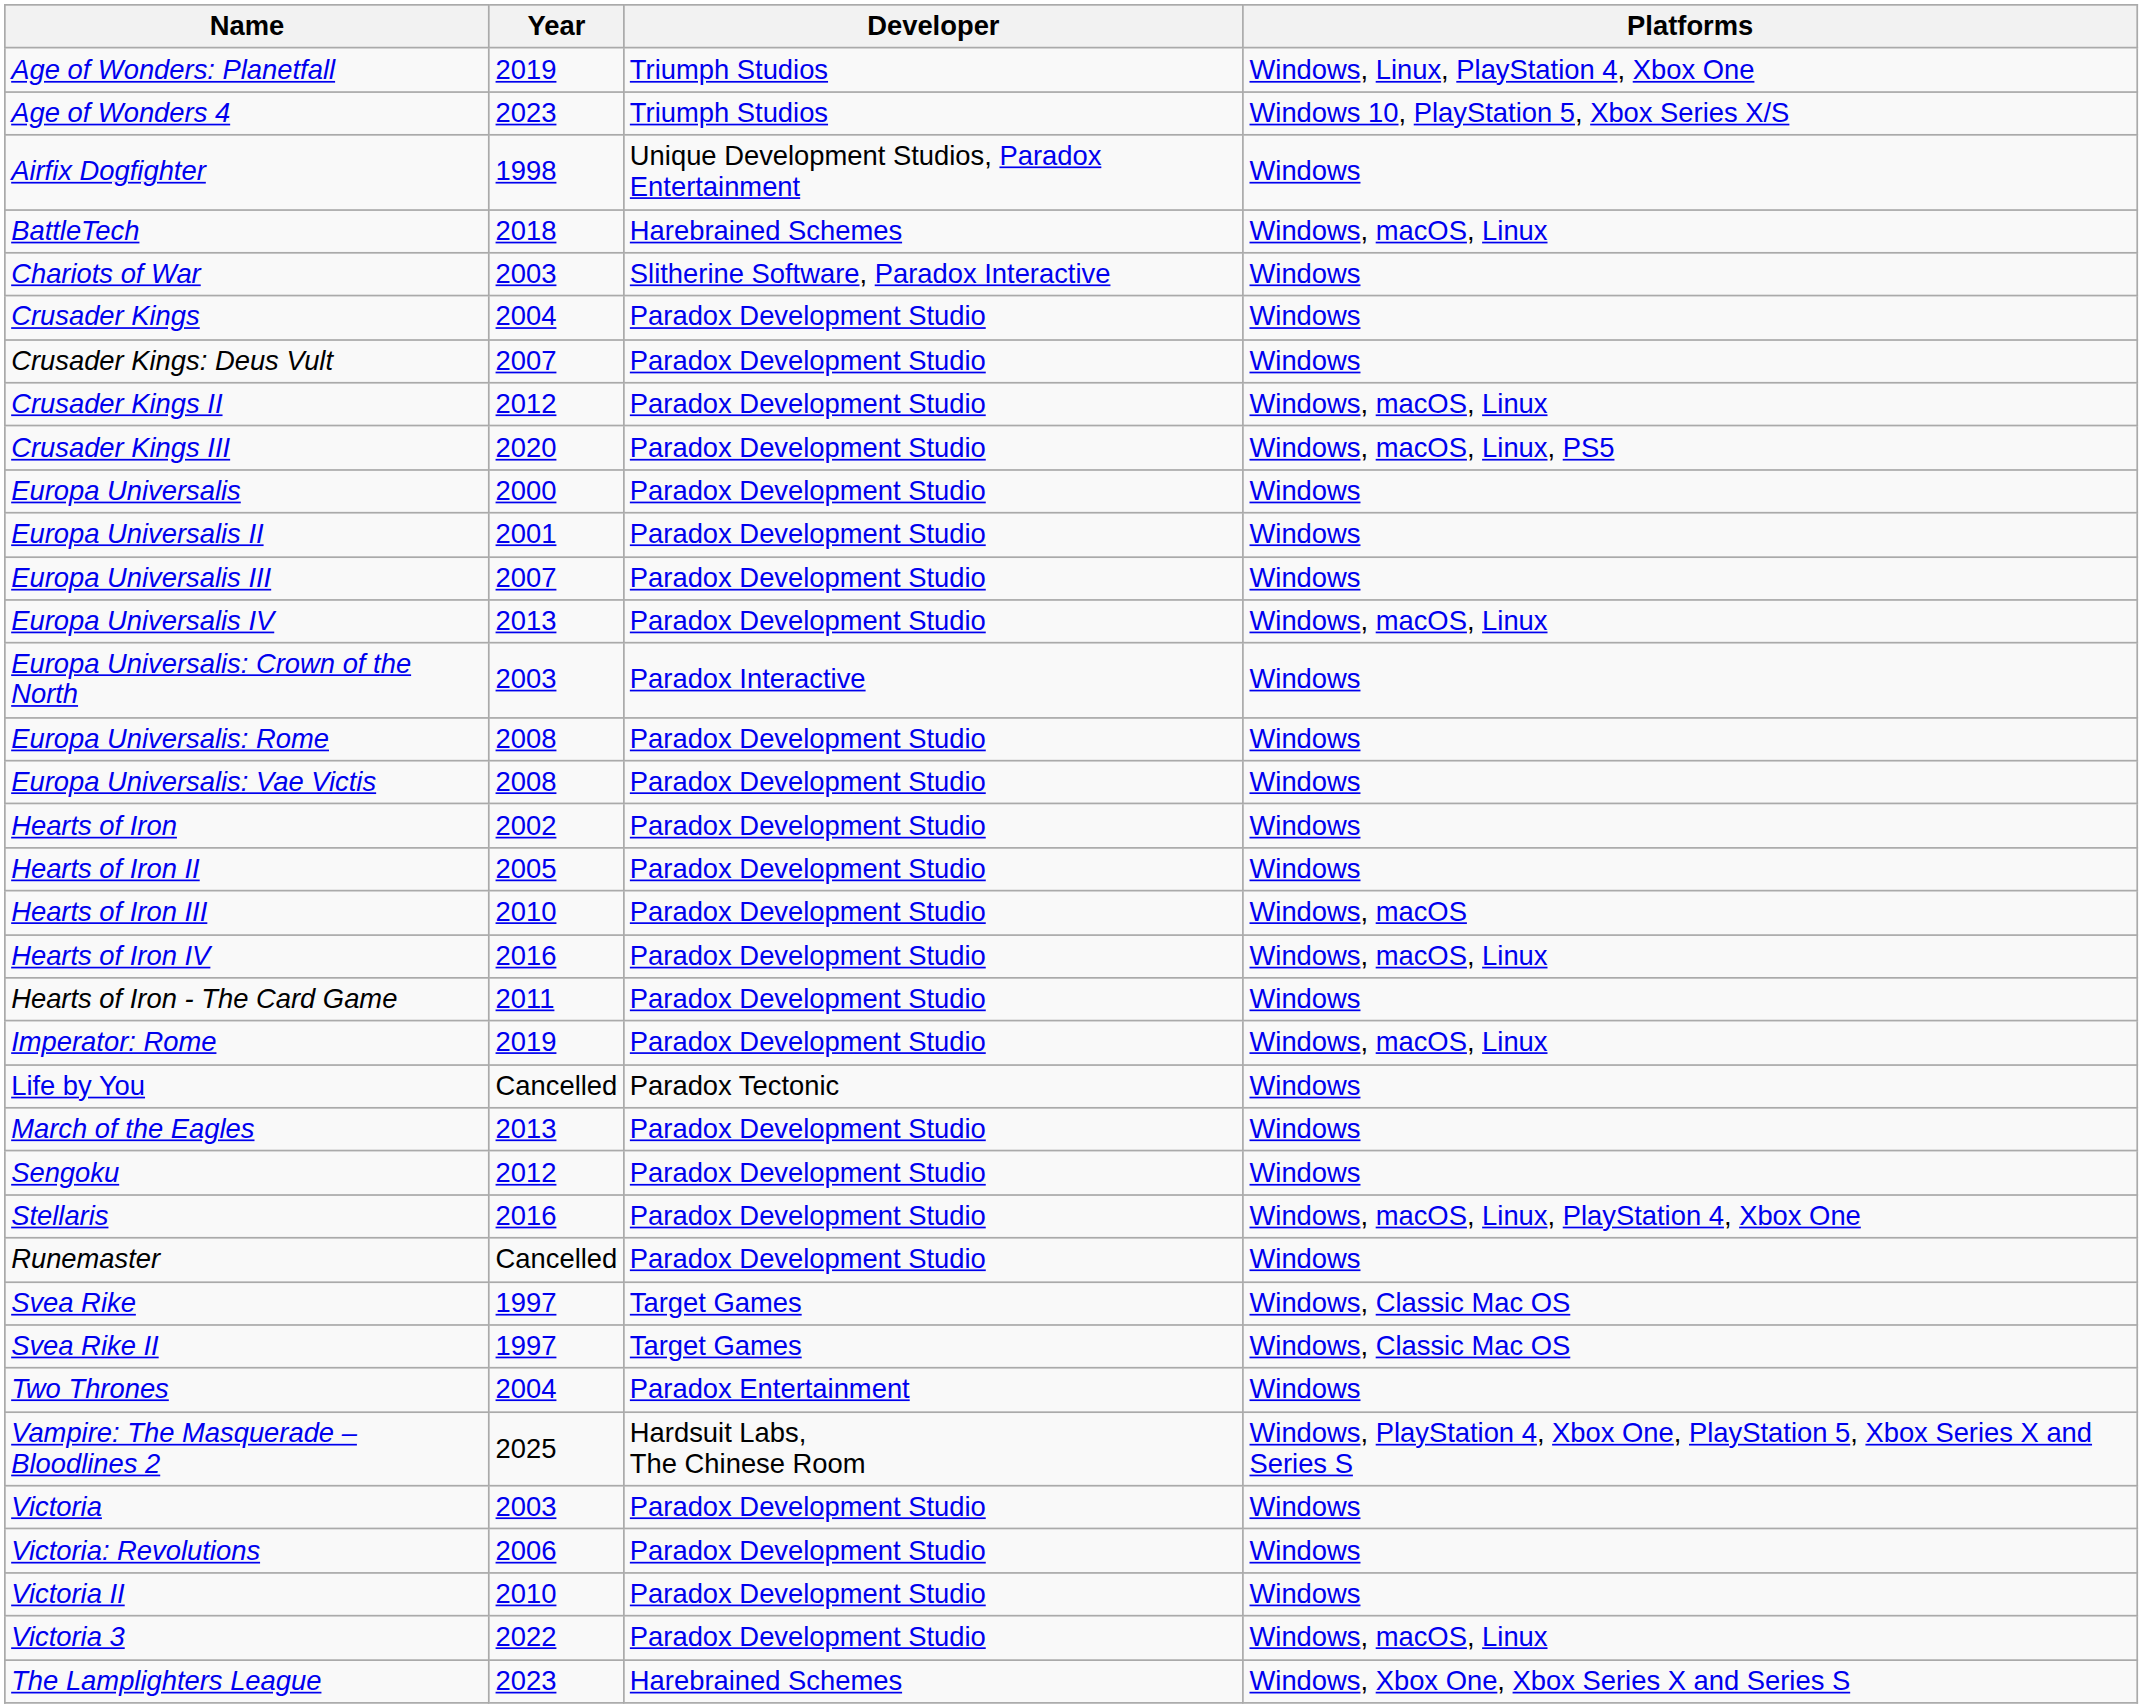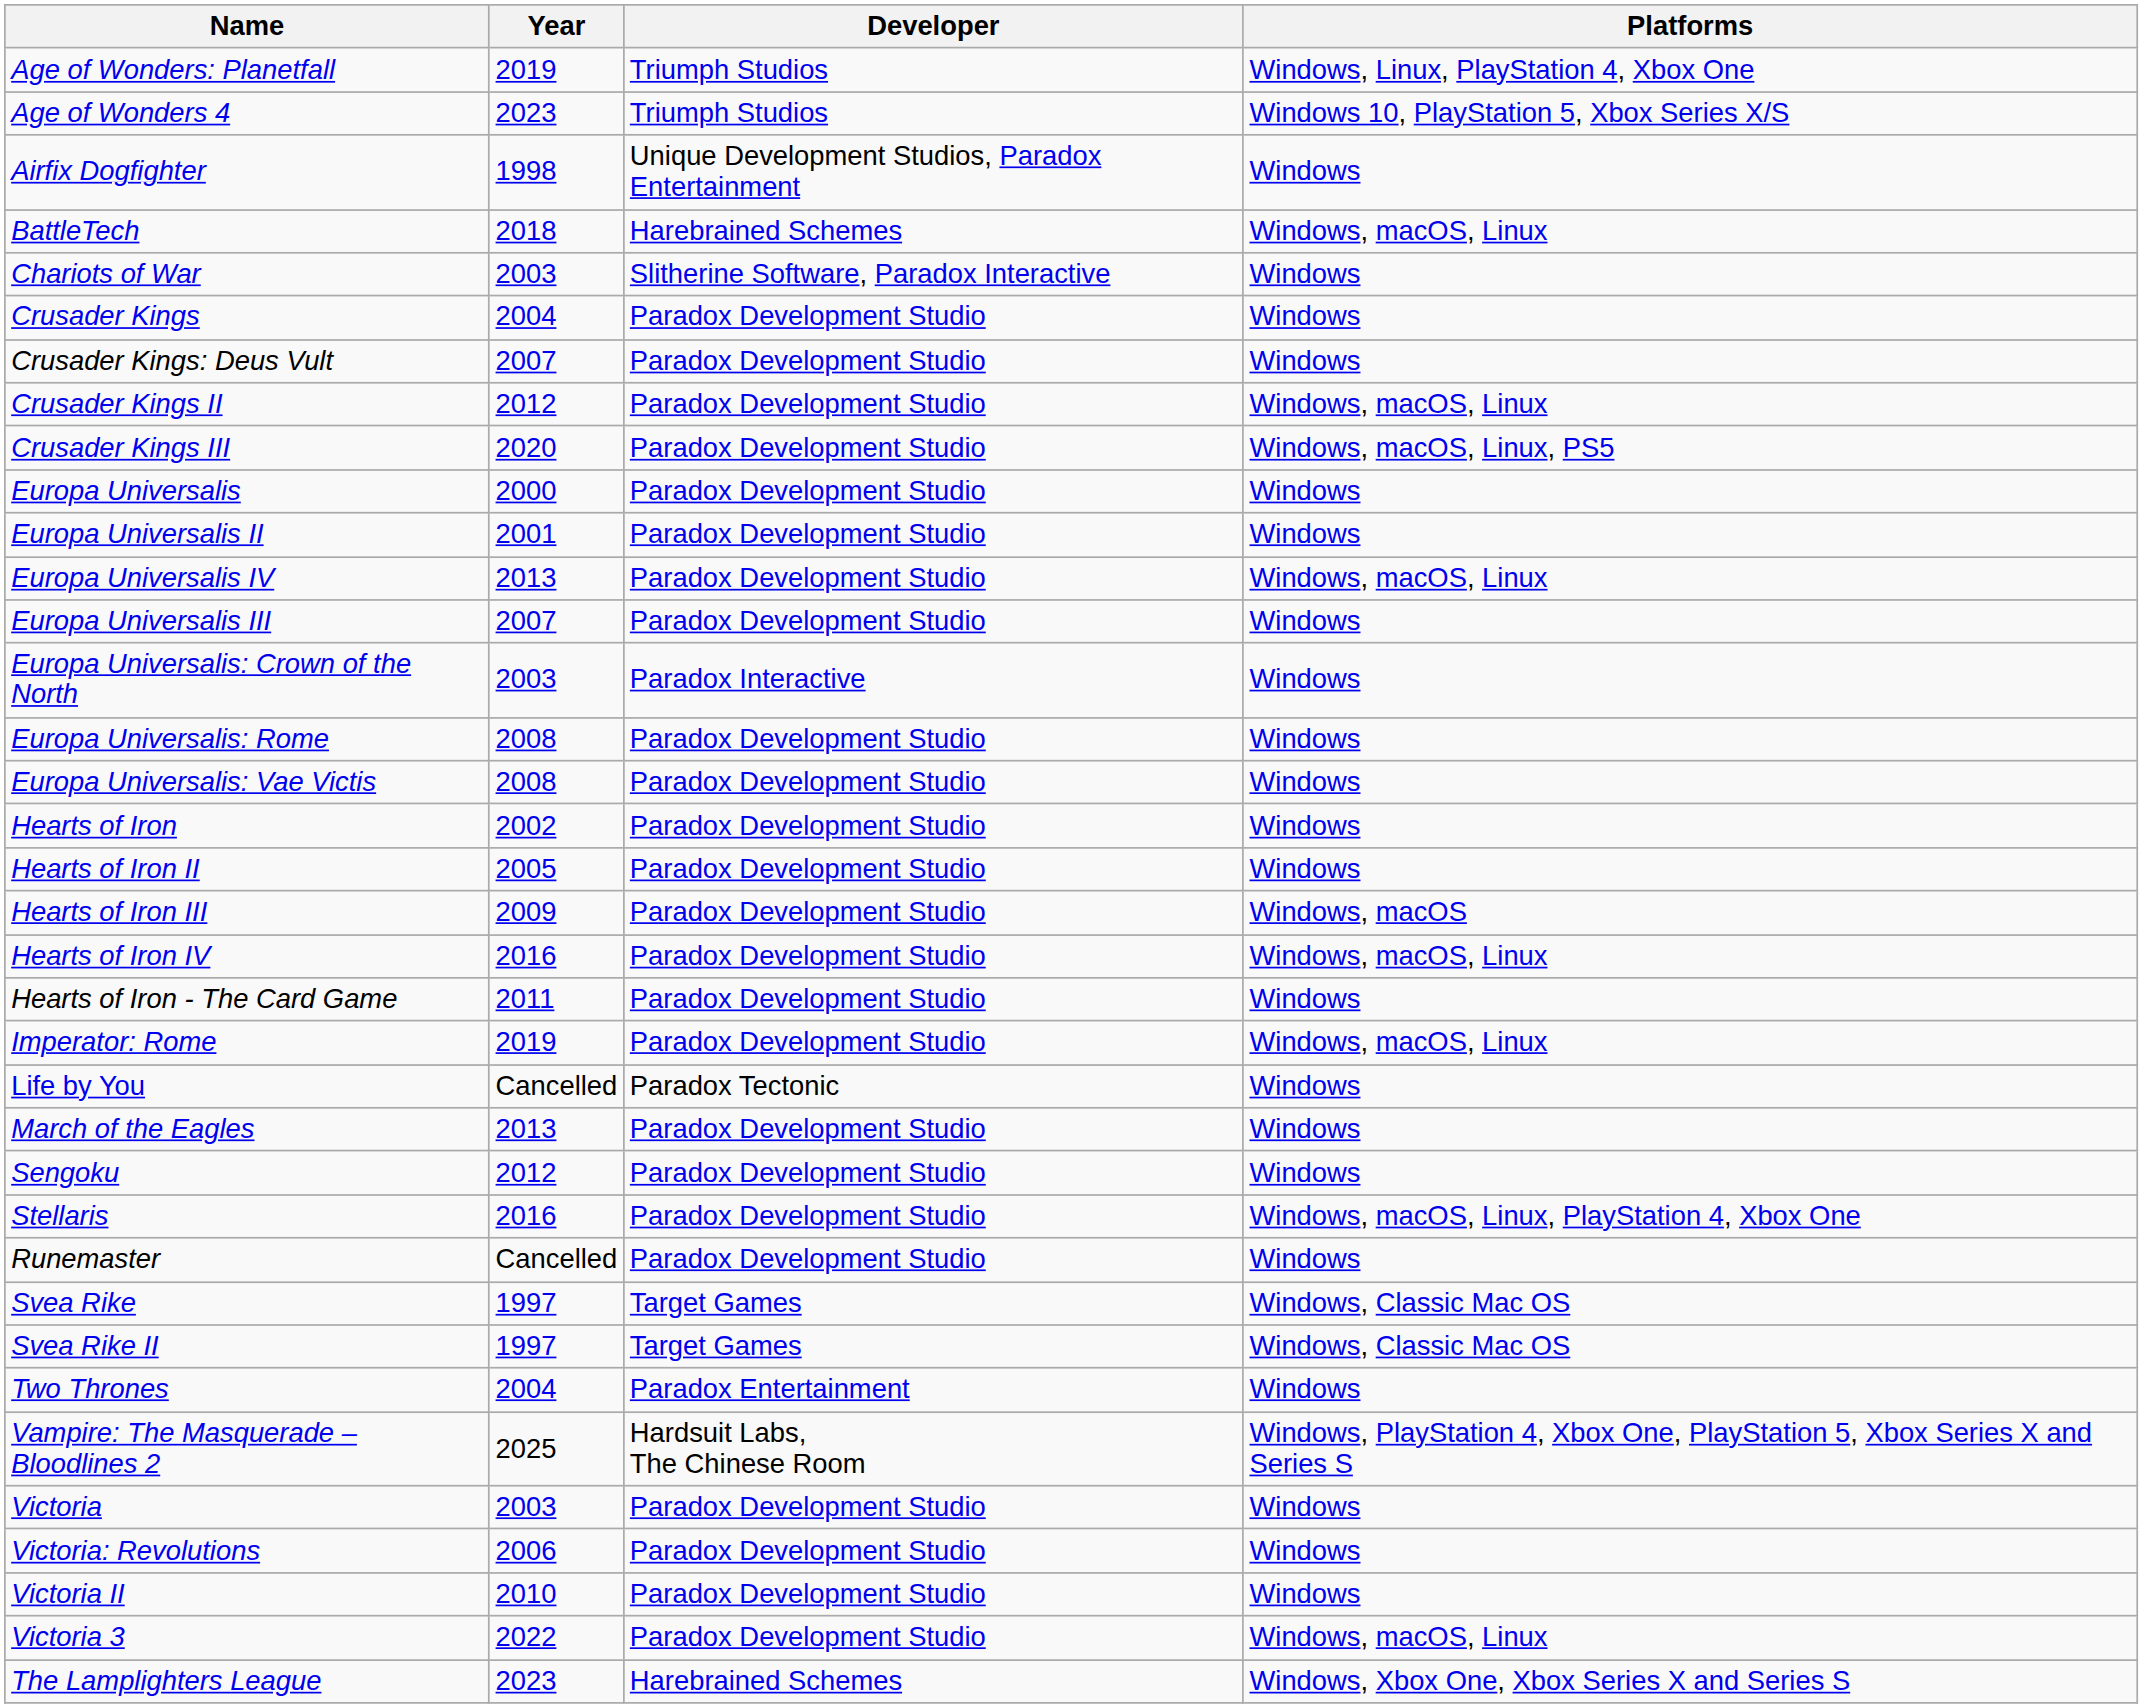rows swapped: (141, 577) <-> (143, 621)
(526, 912) 2010 -> (526, 912) 2009
